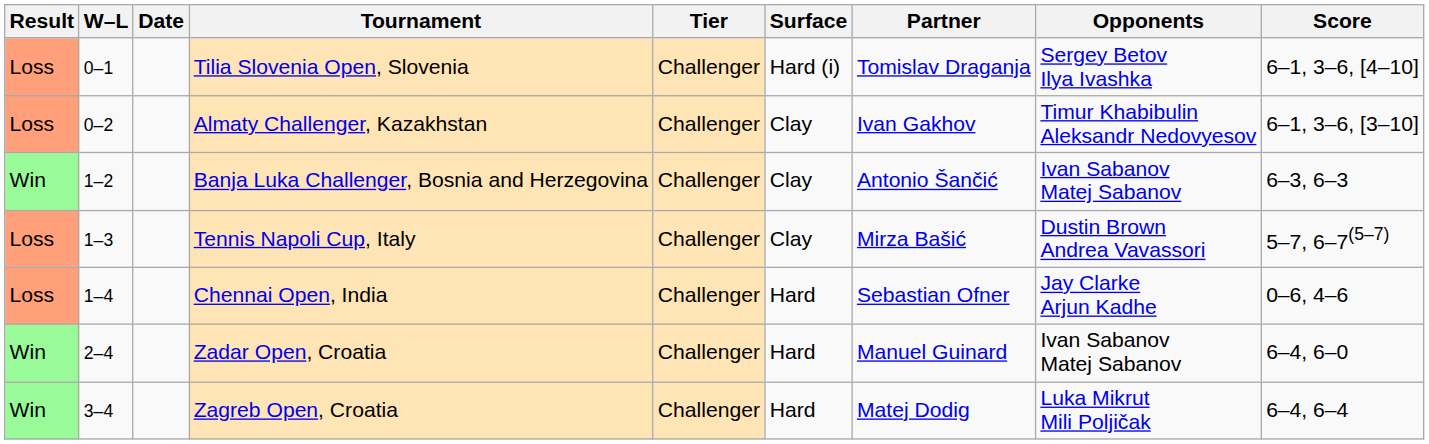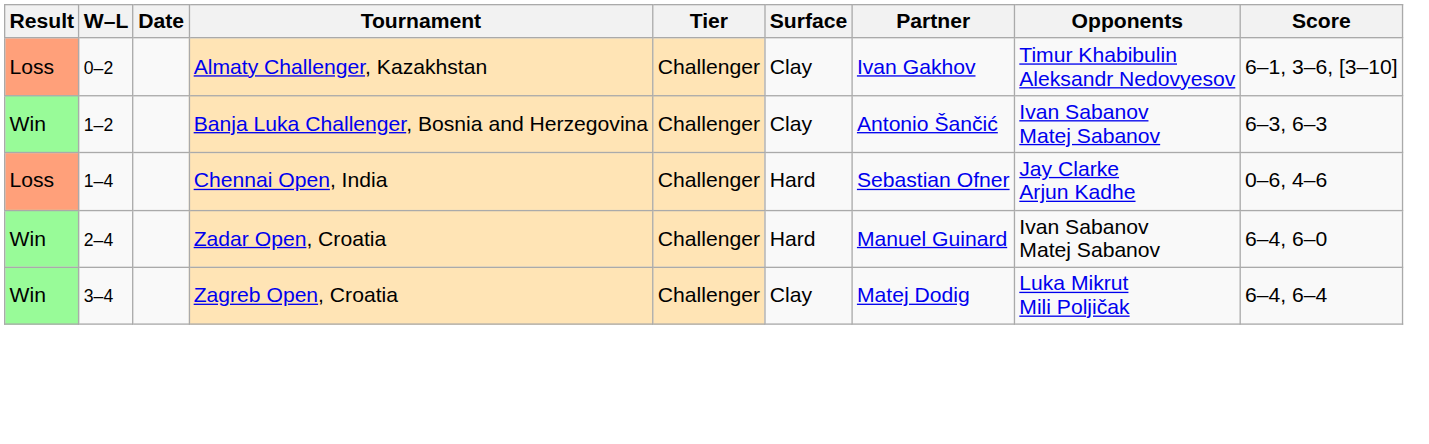- row: (331, 66)
- row: (305, 238)
(793, 410) Hard -> (791, 295) Clay
